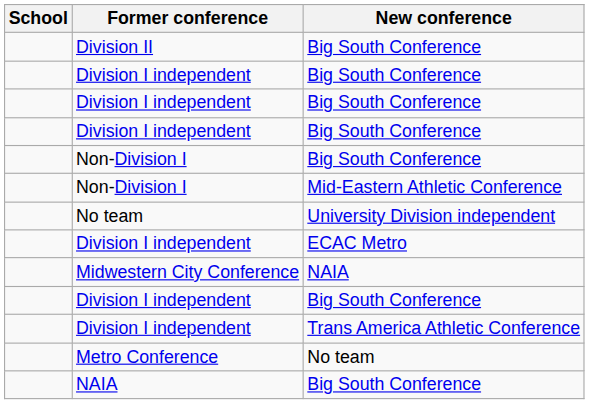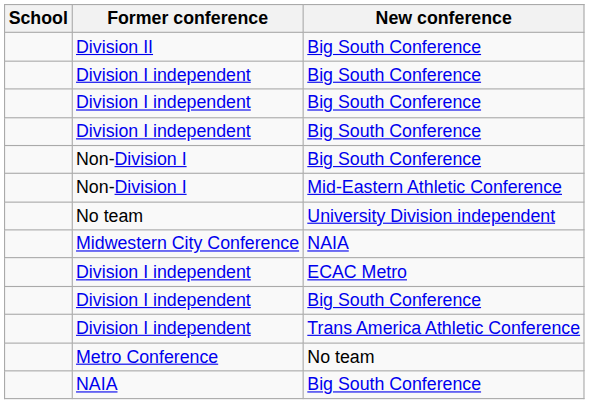rows swapped: (163, 243) <-> (188, 272)
